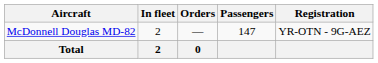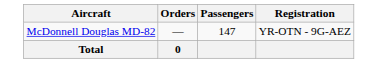- column: (158, 13)
